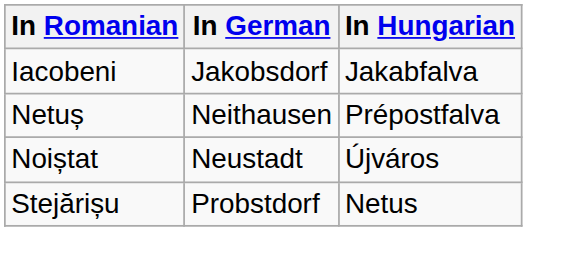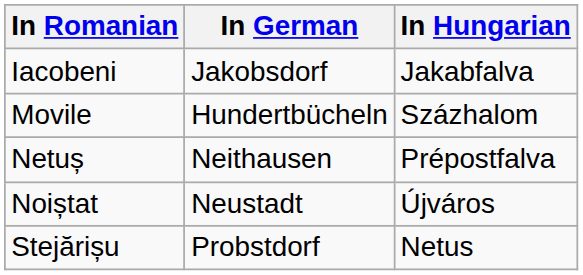+ row: (52, 114)
